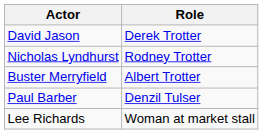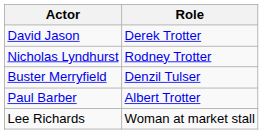(162, 77) Albert Trotter -> (162, 77) Denzil Tulser
(162, 98) Denzil Tulser -> (162, 98) Albert Trotter
